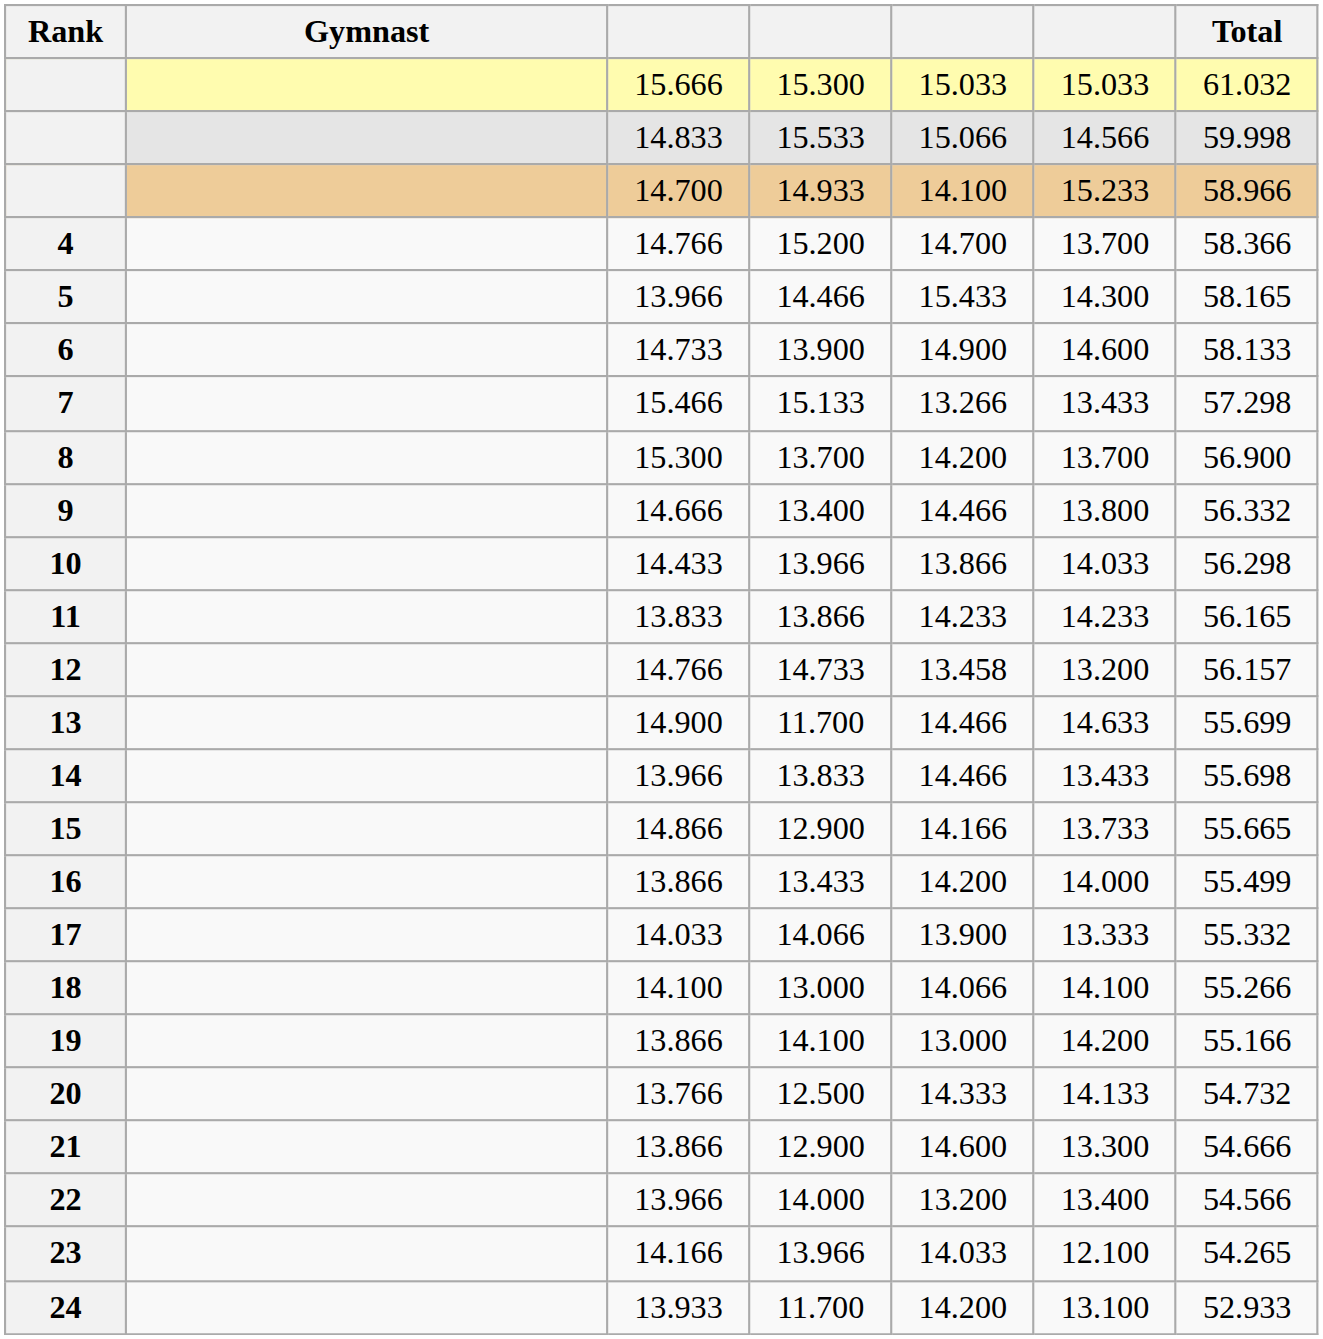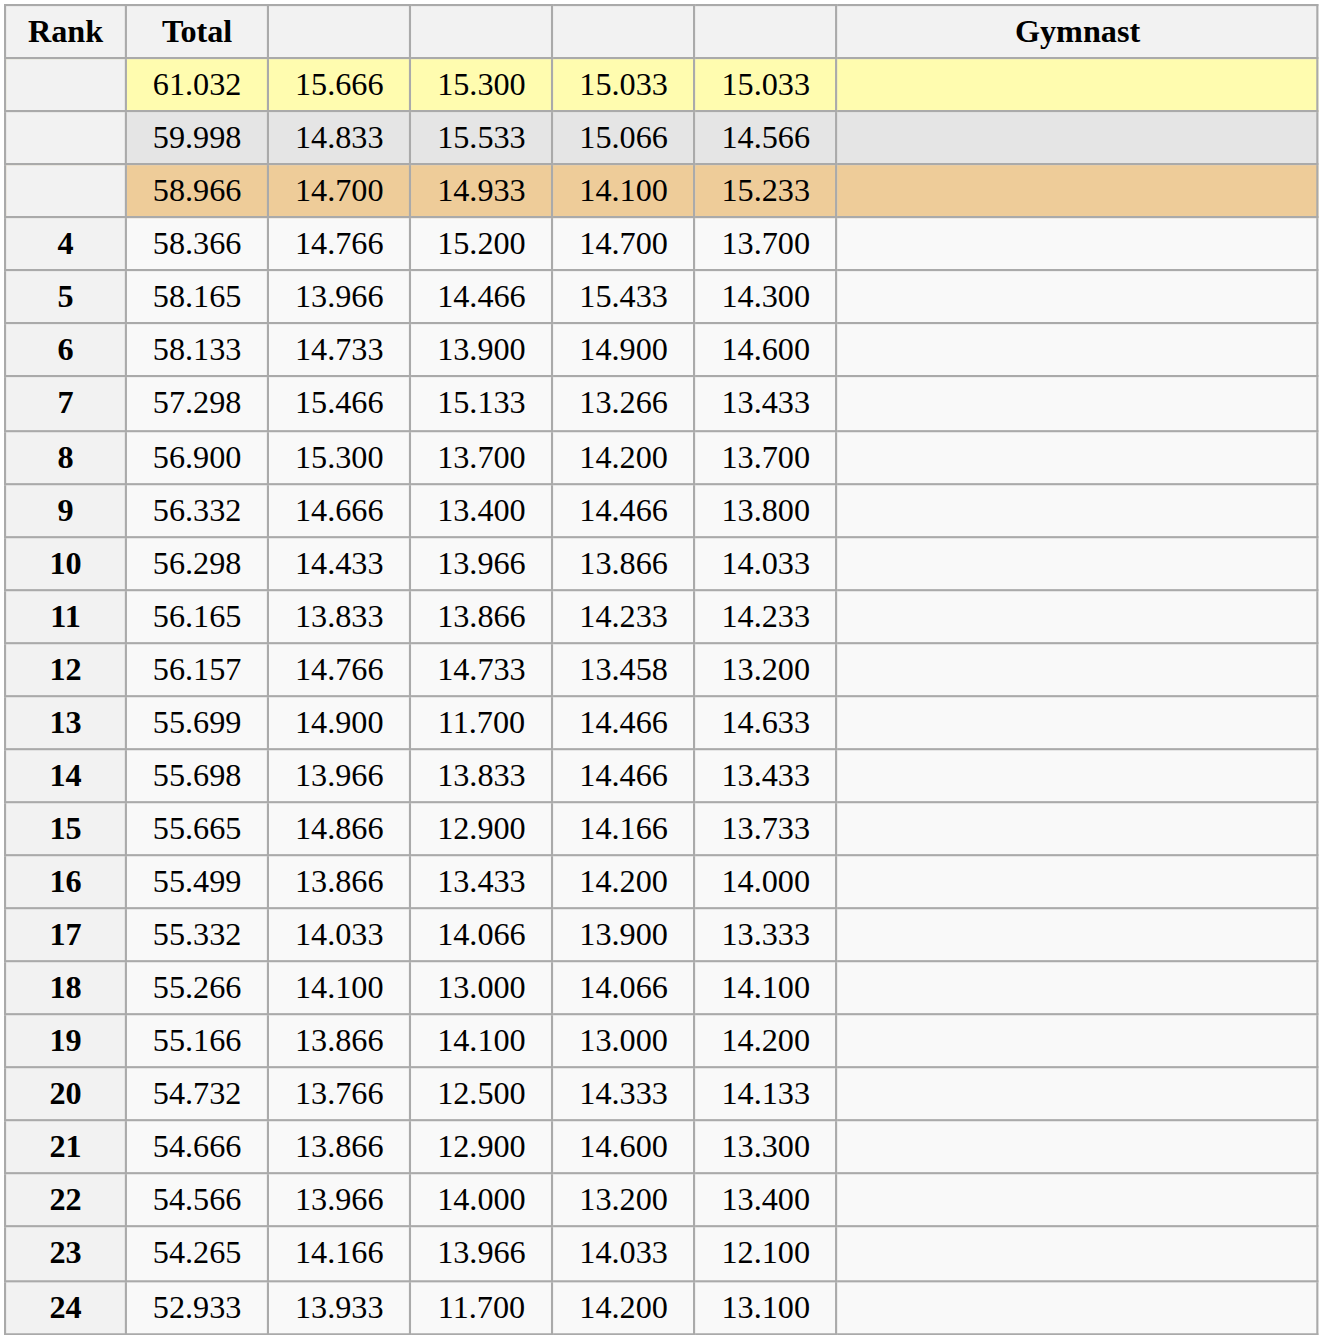columns swapped: (367, 31) <-> (1247, 31)
